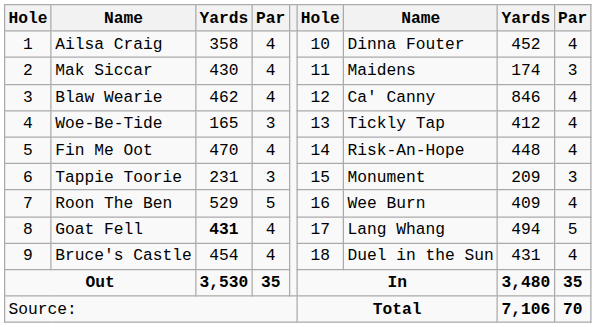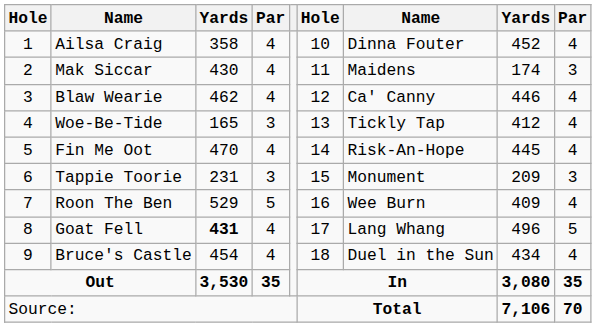(526, 97) 846 -> (526, 97) 446
(526, 150) 448 -> (526, 150) 445
(526, 230) 494 -> (526, 230) 496
(526, 256) 431 -> (526, 256) 434
(526, 283) 3,480 -> (526, 283) 3,080
